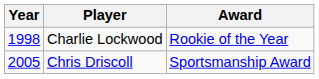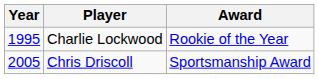(24, 39) 1998 -> (24, 39) 1995
